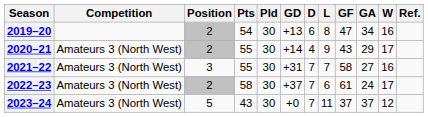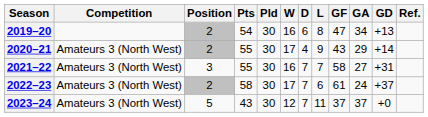columns swapped: (388, 13) <-> (293, 13)
